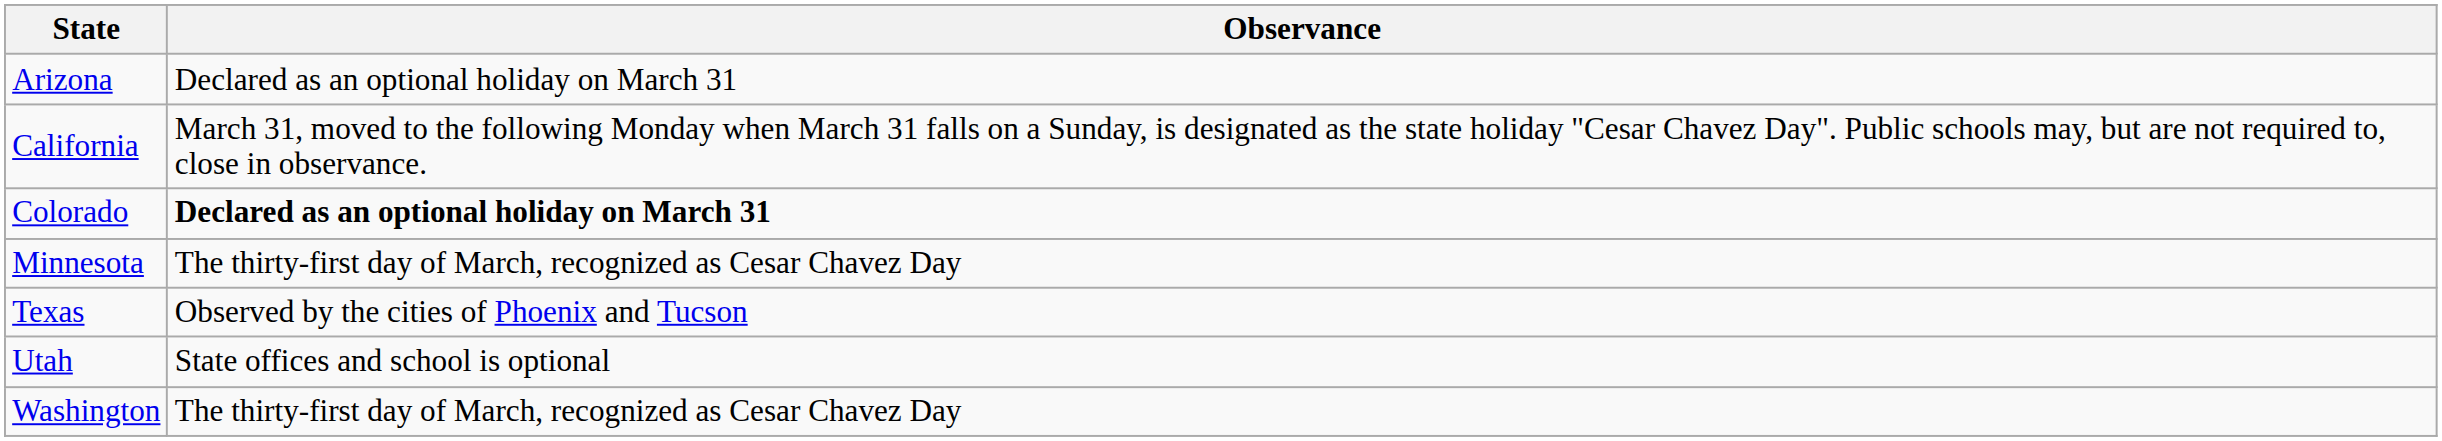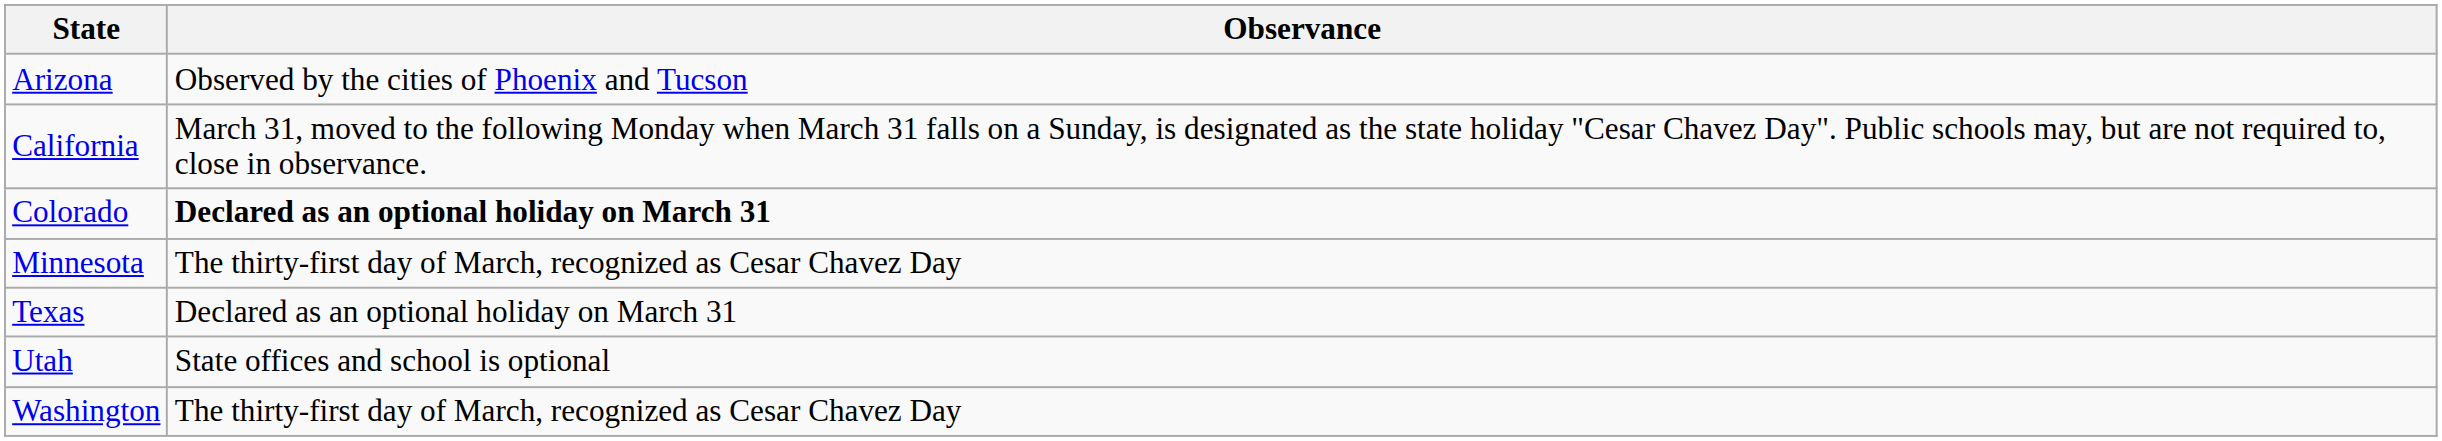(456, 78) Declared as an optional holiday on March 31 -> (461, 78) Observed by the cities of Phoenix and Tucson
(461, 311) Observed by the cities of Phoenix and Tucson -> (456, 311) Declared as an optional holiday on March 31
